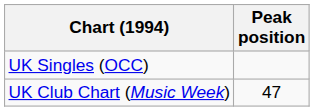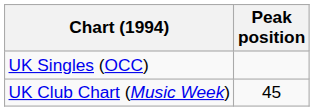(272, 92) 47 -> (272, 92) 45
